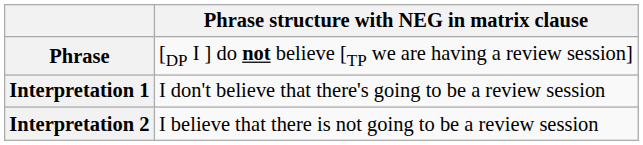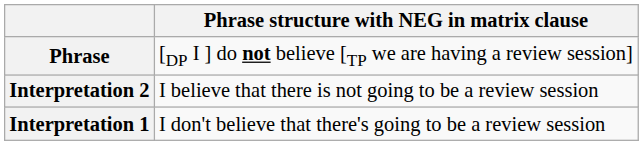rows swapped: (79, 91) <-> (79, 123)
